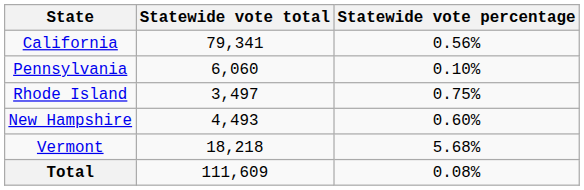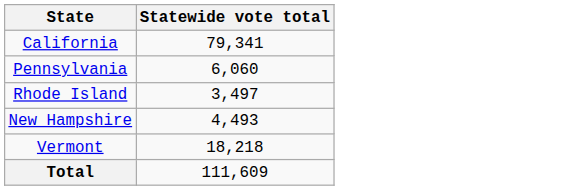- column: (457, 18)
